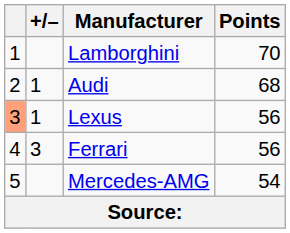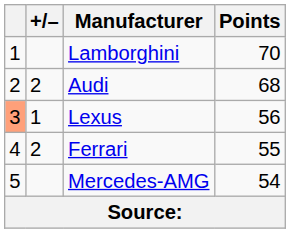(36, 85) 1 -> (36, 85) 2
(36, 149) 3 -> (36, 149) 2
(269, 149) 56 -> (269, 149) 55
